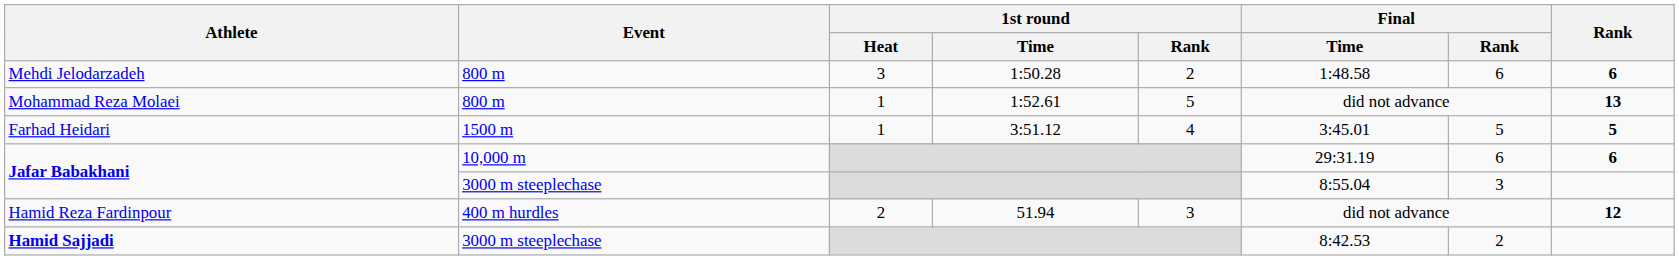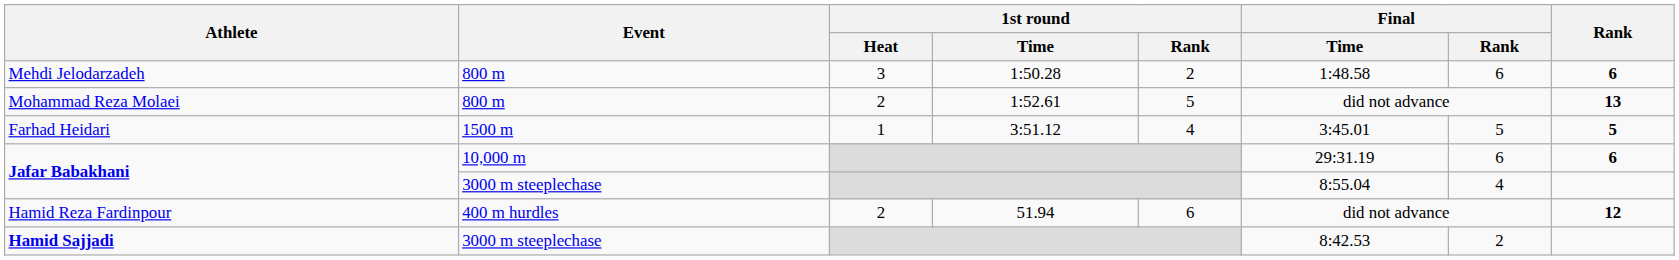(881, 102) 1 -> (881, 102) 2
(1499, 185) 3 -> (1499, 185) 4
(1190, 213) 3 -> (1190, 213) 6
